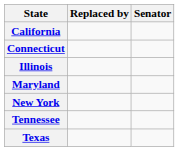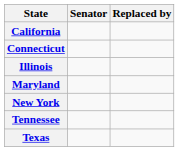columns swapped: (153, 13) <-> (99, 13)
